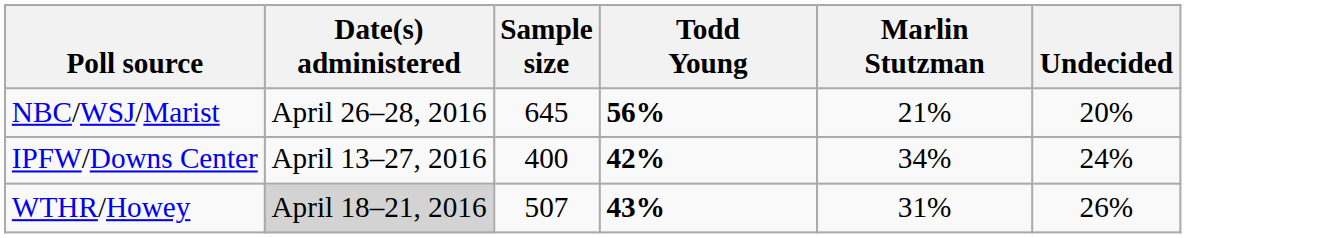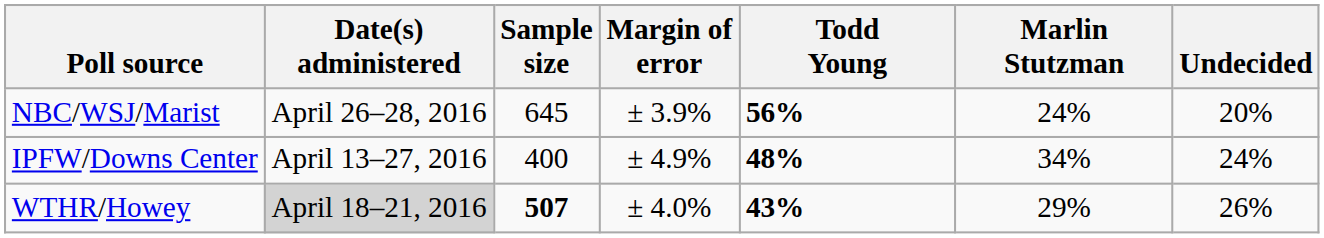+ column: (669, 46)
(925, 111) 21% -> (1064, 111) 24%
(636, 159) 42% -> (775, 159) 48%
(546, 208) normal -> (546, 208) bold
(925, 208) 31% -> (1064, 208) 29%
